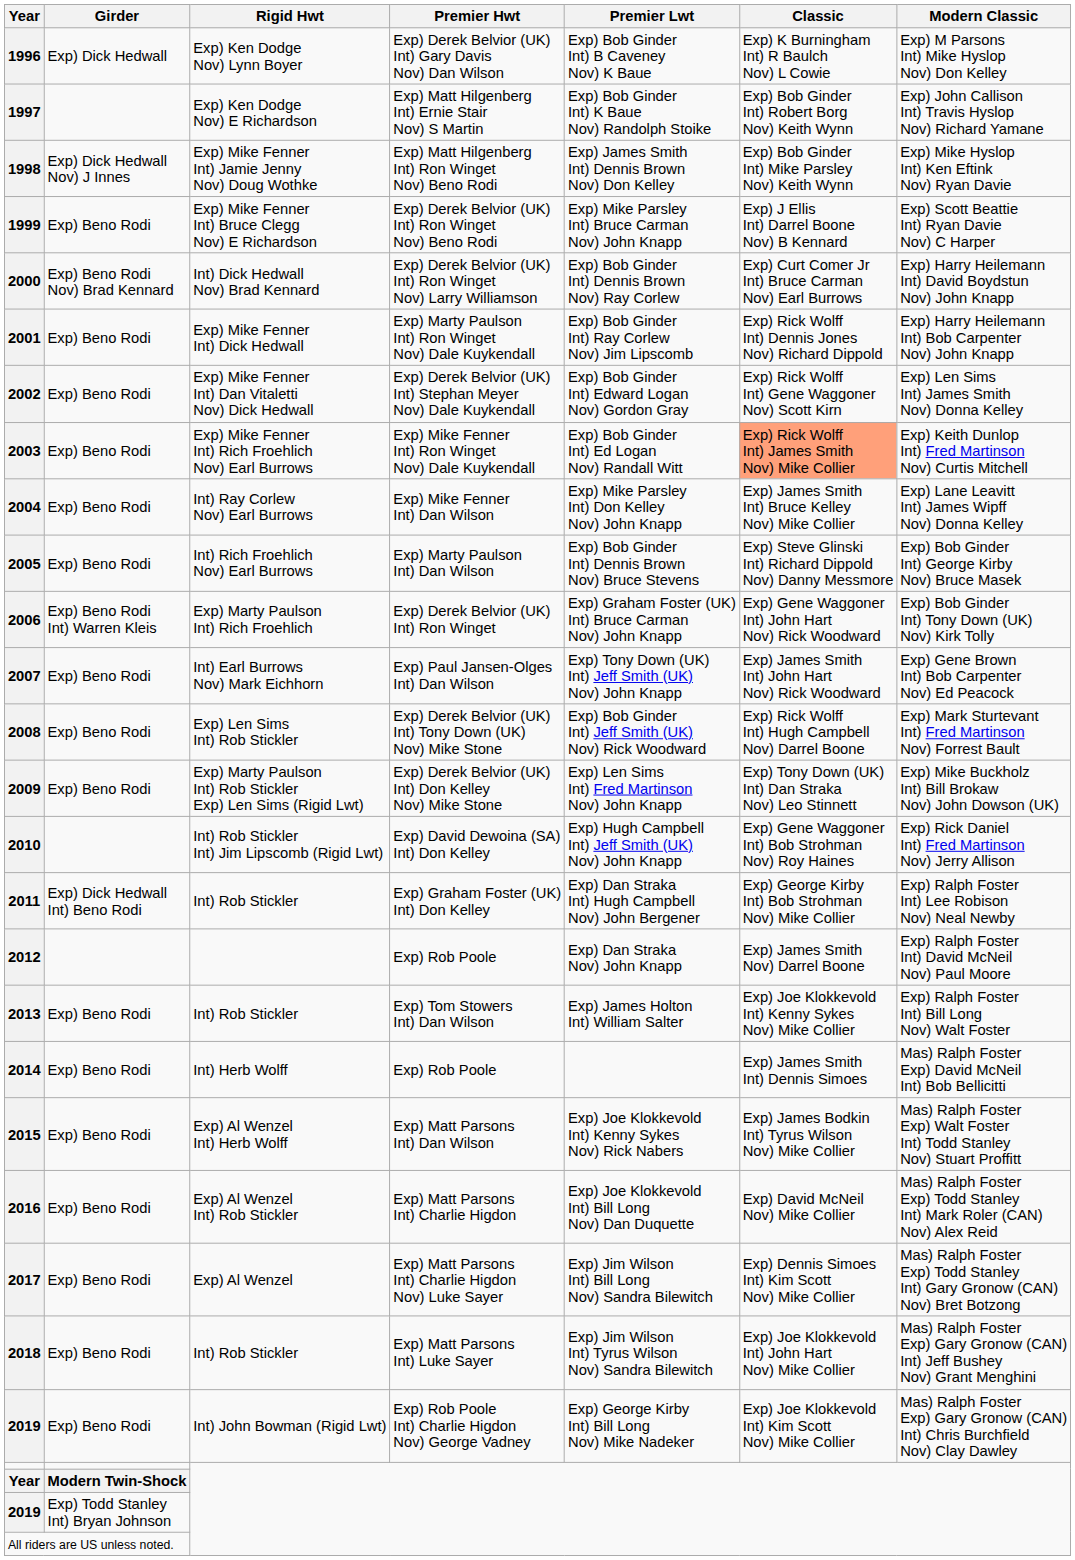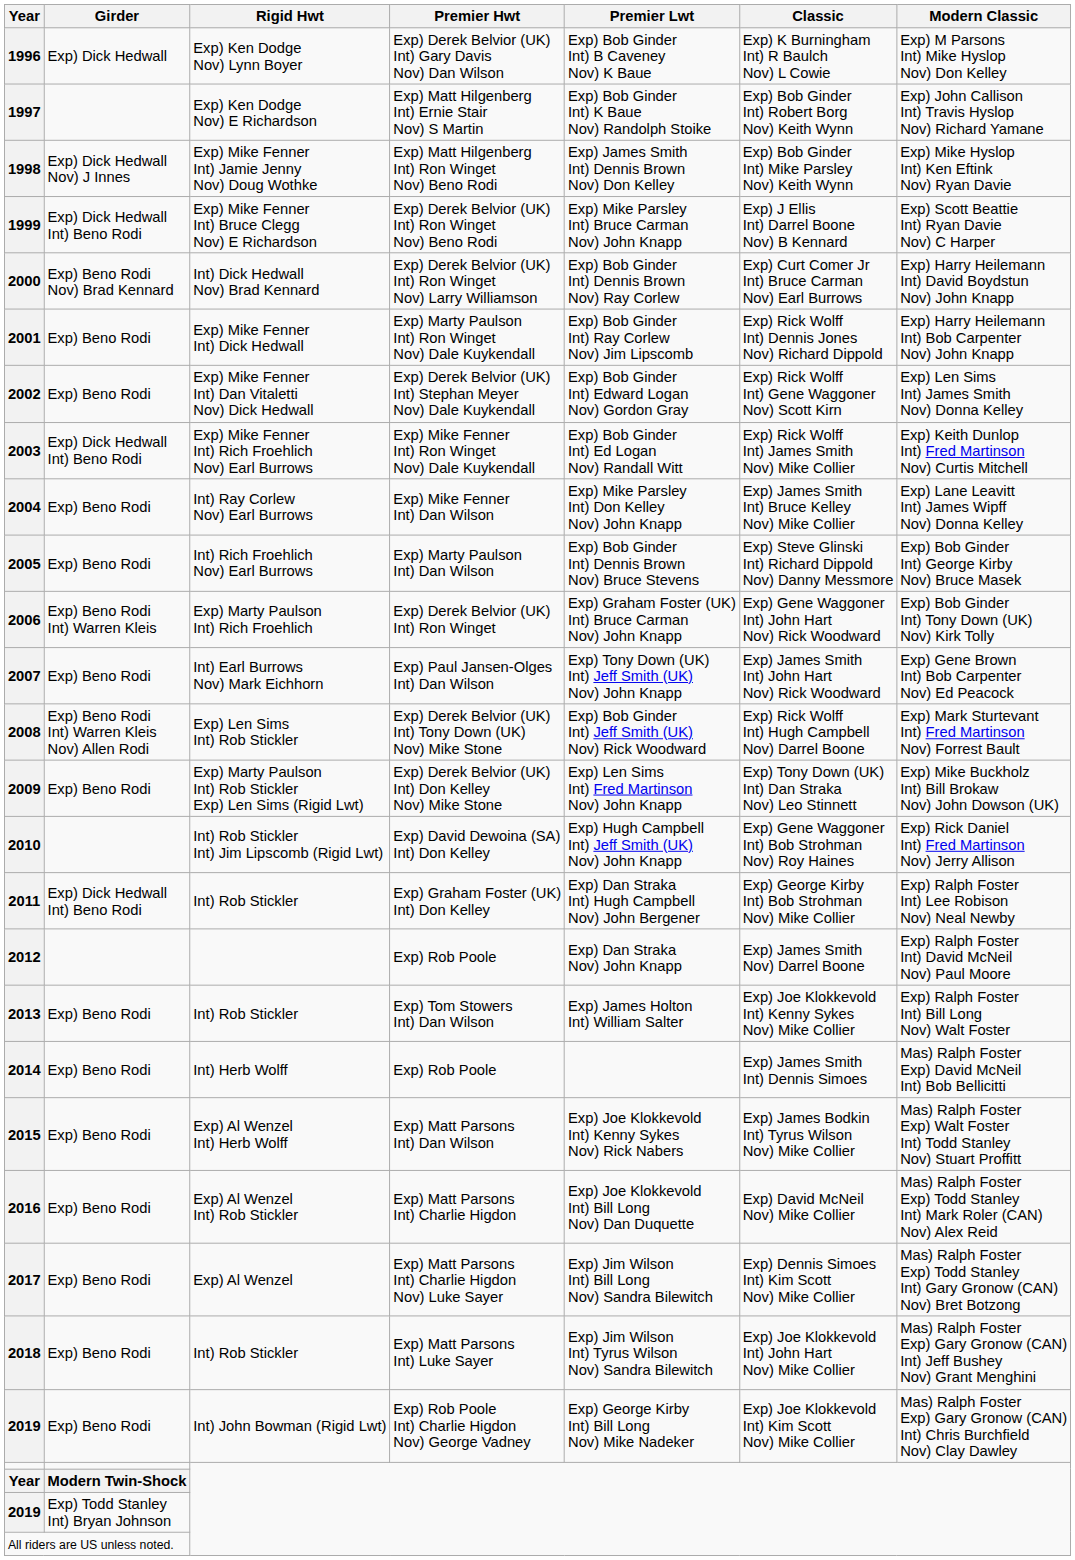(99, 225) Exp) Beno Rodi -> (107, 225) Exp) Dick Hedwall Int) Beno Rodi
(99, 450) Exp) Beno Rodi -> (107, 450) Exp) Dick Hedwall Int) Beno Rodi
(799, 450) lightsalmon background -> (799, 450) no background
(99, 732) Exp) Beno Rodi -> (102, 732) Exp) Beno Rodi Int) Warren Kleis Nov) Allen Rodi
